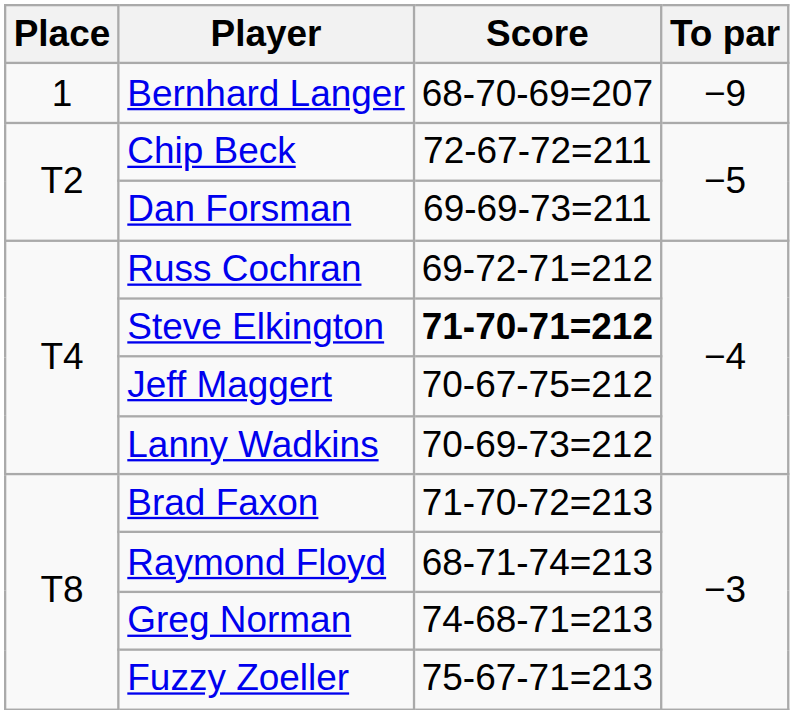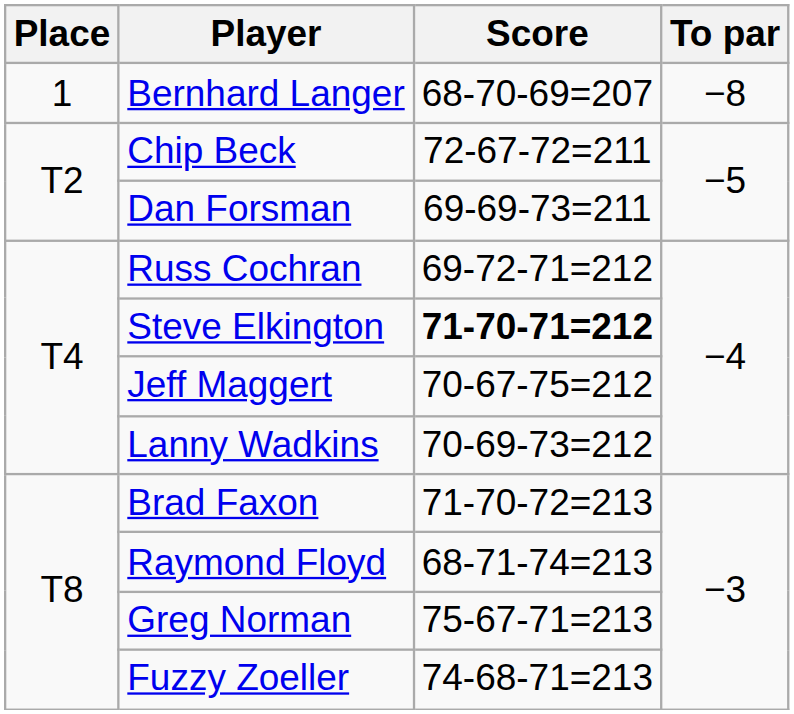(725, 92) −9 -> (725, 92) −8
(537, 619) 74-68-71=213 -> (537, 619) 75-67-71=213
(537, 678) 75-67-71=213 -> (537, 678) 74-68-71=213
